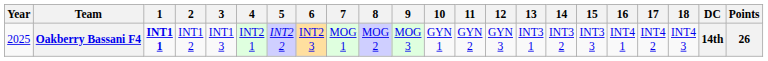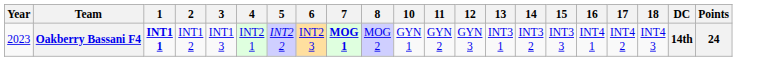- column: (408, 13)
(19, 39) 2025 -> (19, 39) 2023
(343, 39) normal -> (344, 39) bold
(744, 39) 26 -> (714, 39) 24
